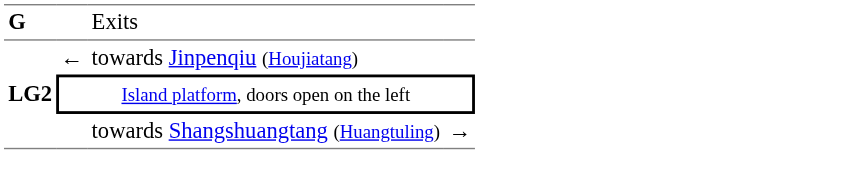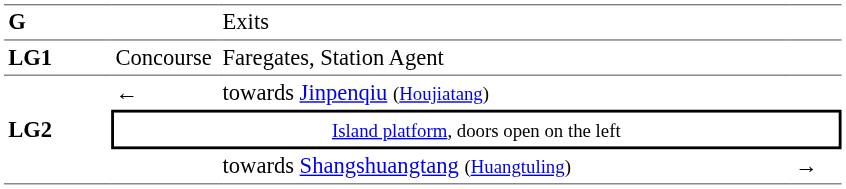+ row: (164, 57)
